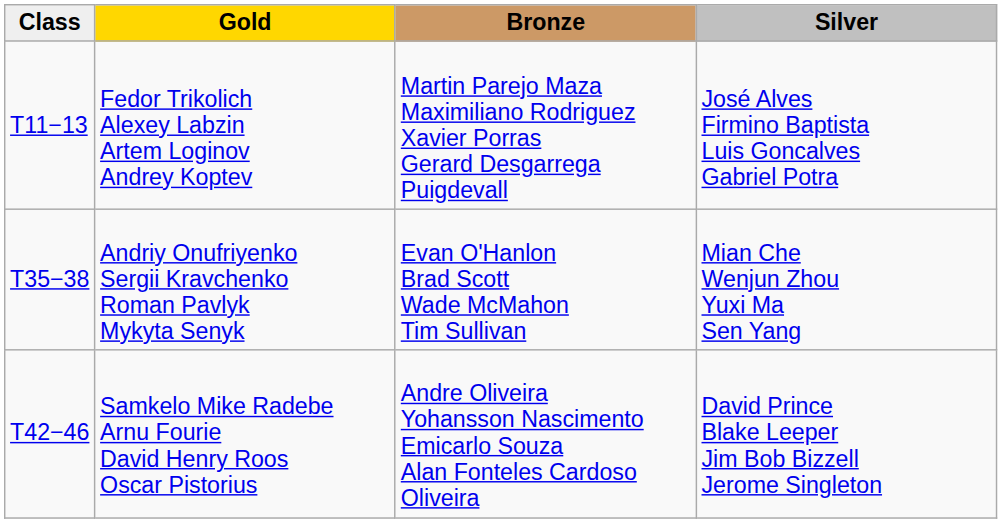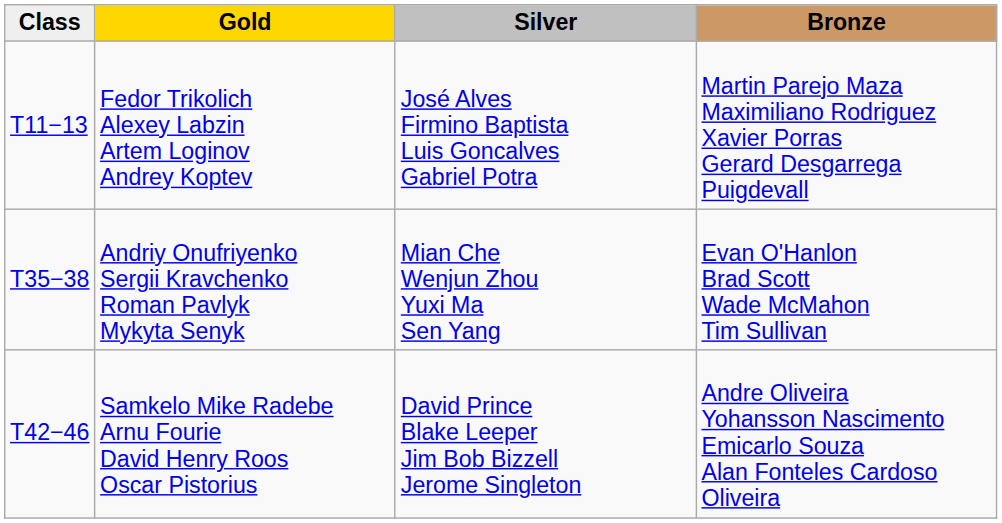columns swapped: (846, 22) <-> (546, 22)
